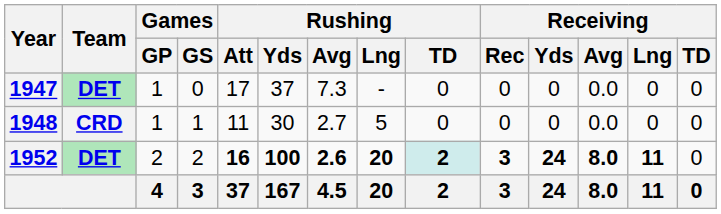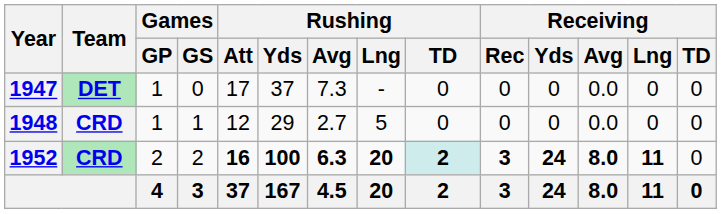(238, 123) 11 -> (238, 123) 12
(282, 123) 30 -> (282, 123) 29
(99, 157) DET -> (99, 157) CRD
(332, 157) 2.6 -> (332, 157) 6.3
